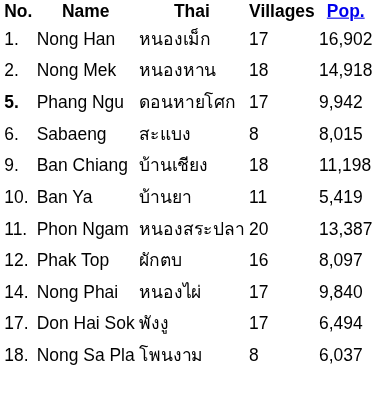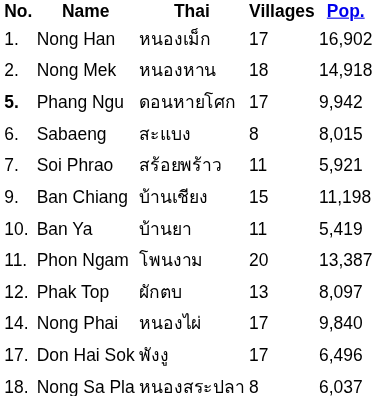+ row: (75, 165)
(259, 165) 18 -> (259, 196) 15
(192, 229) หนองสระปลา -> (171, 260) โพนงาม
(259, 260) 16 -> (259, 291) 13
(341, 323) 6,494 -> (341, 354) 6,496
(171, 355) โพนงาม -> (192, 387) หนองสระปลา
